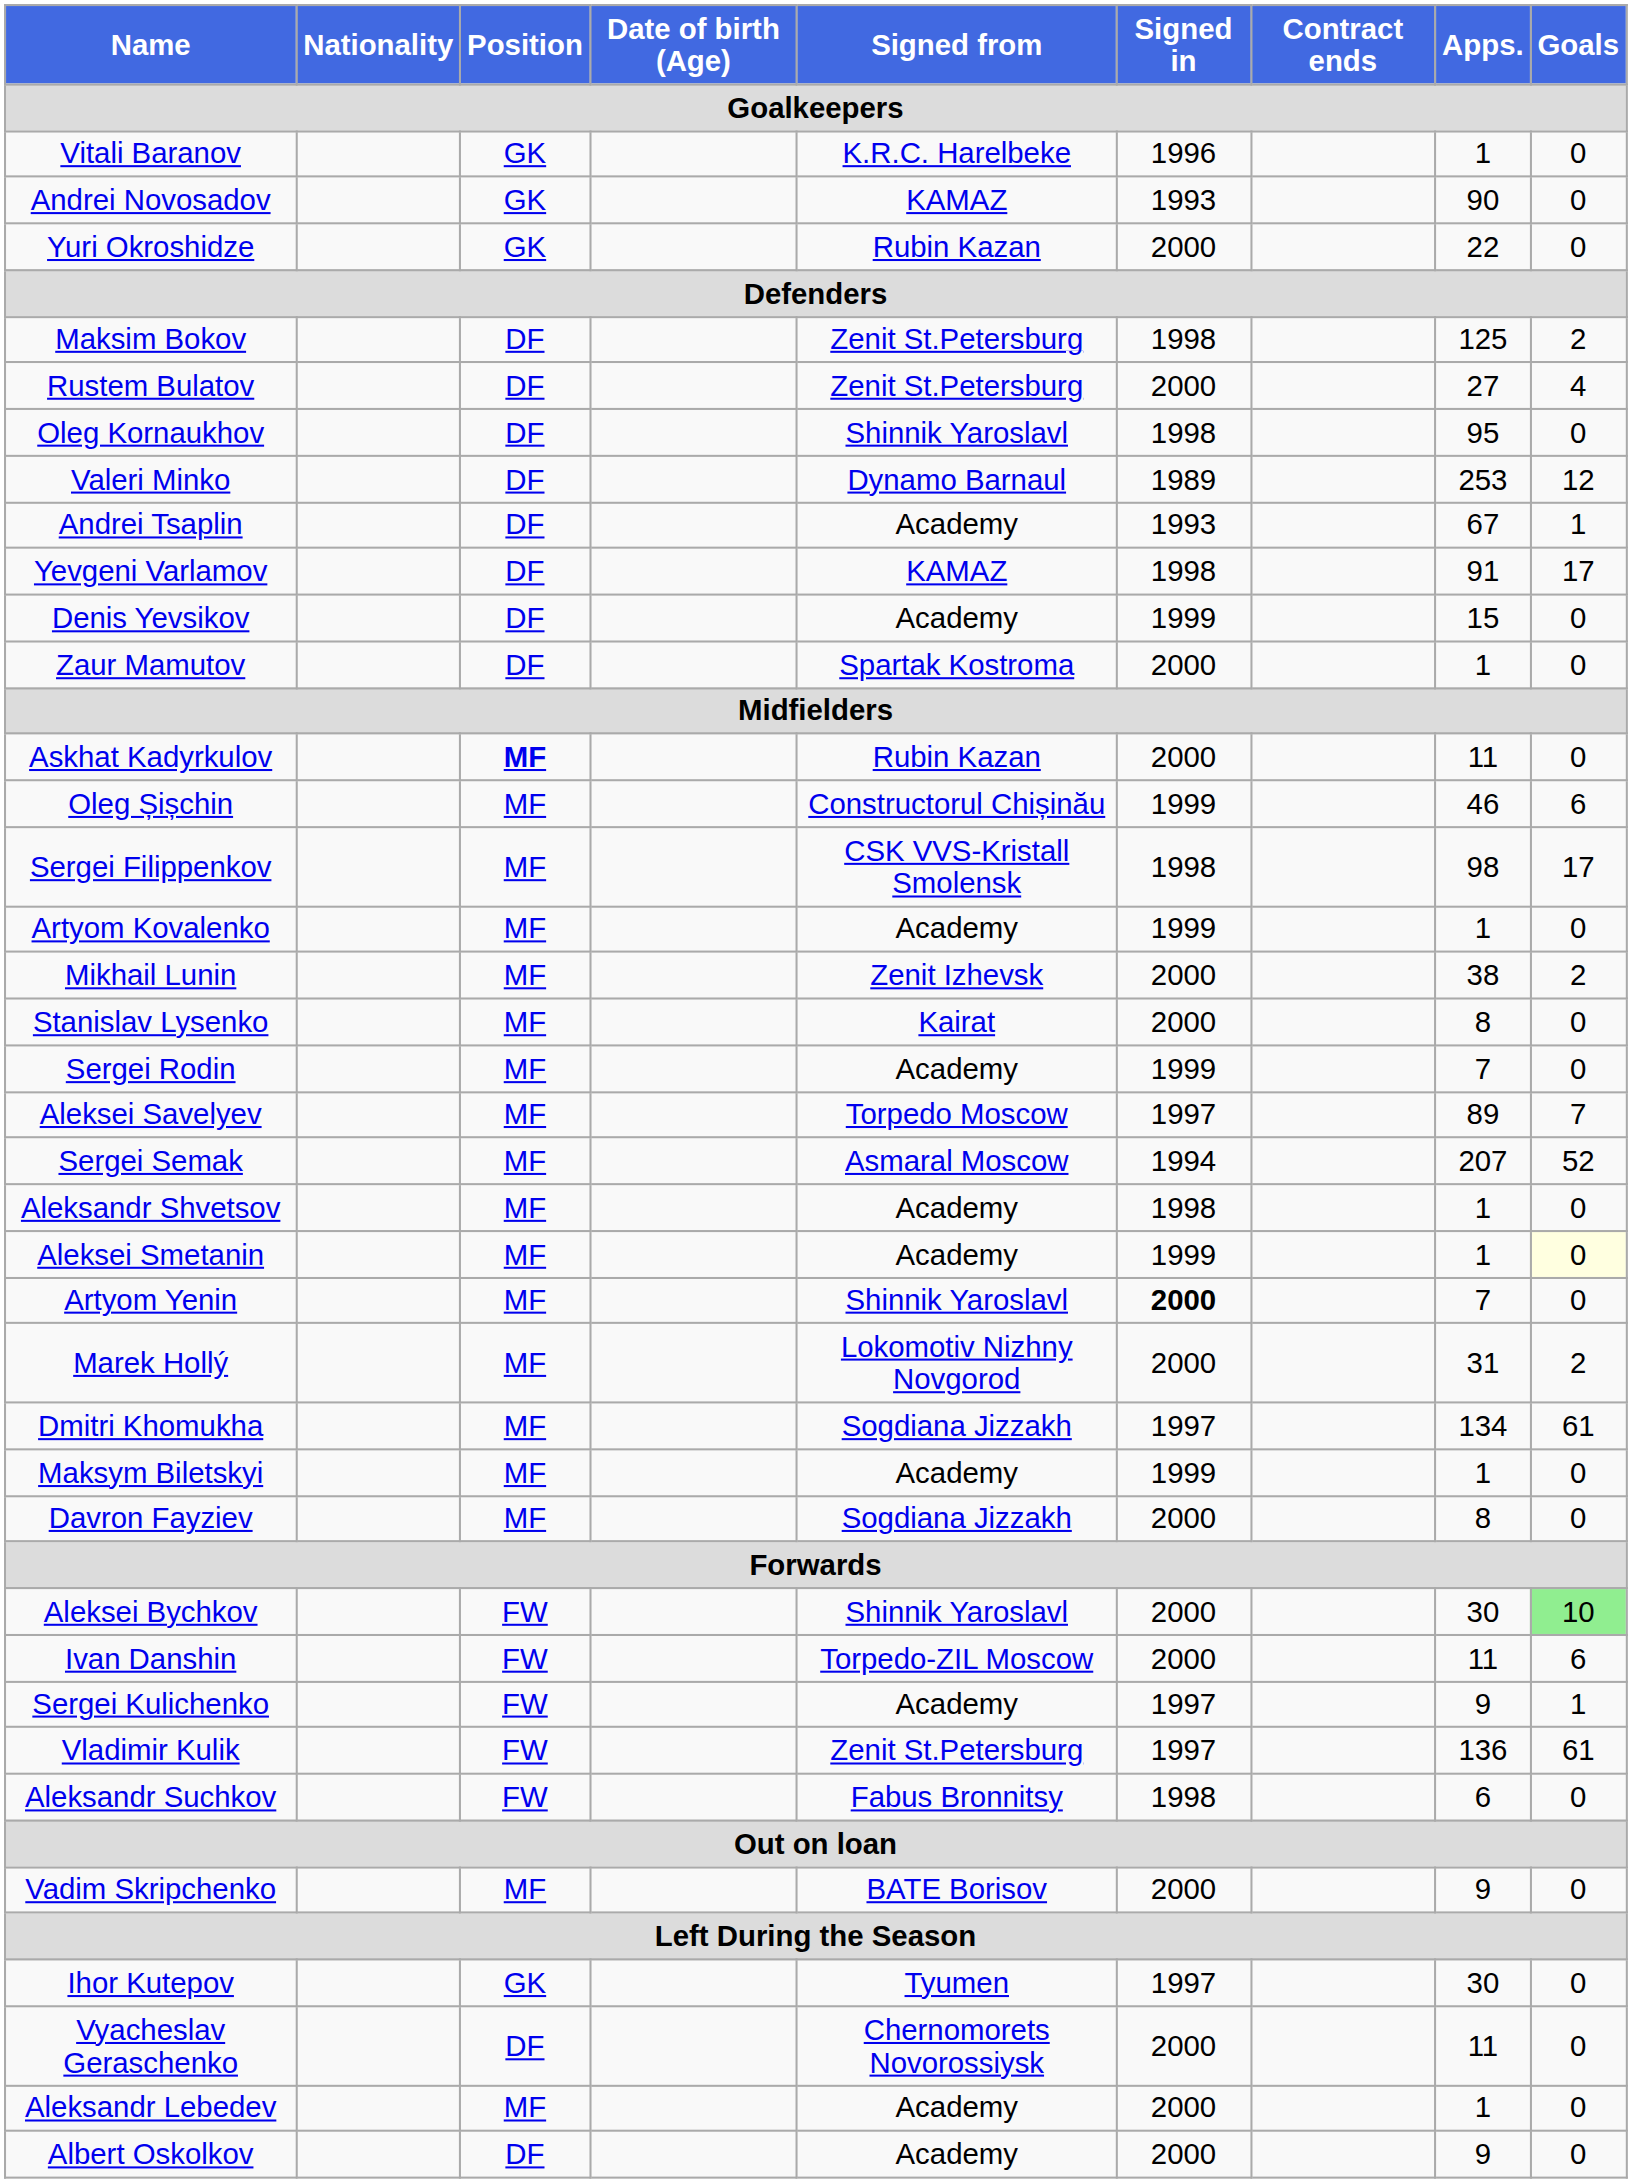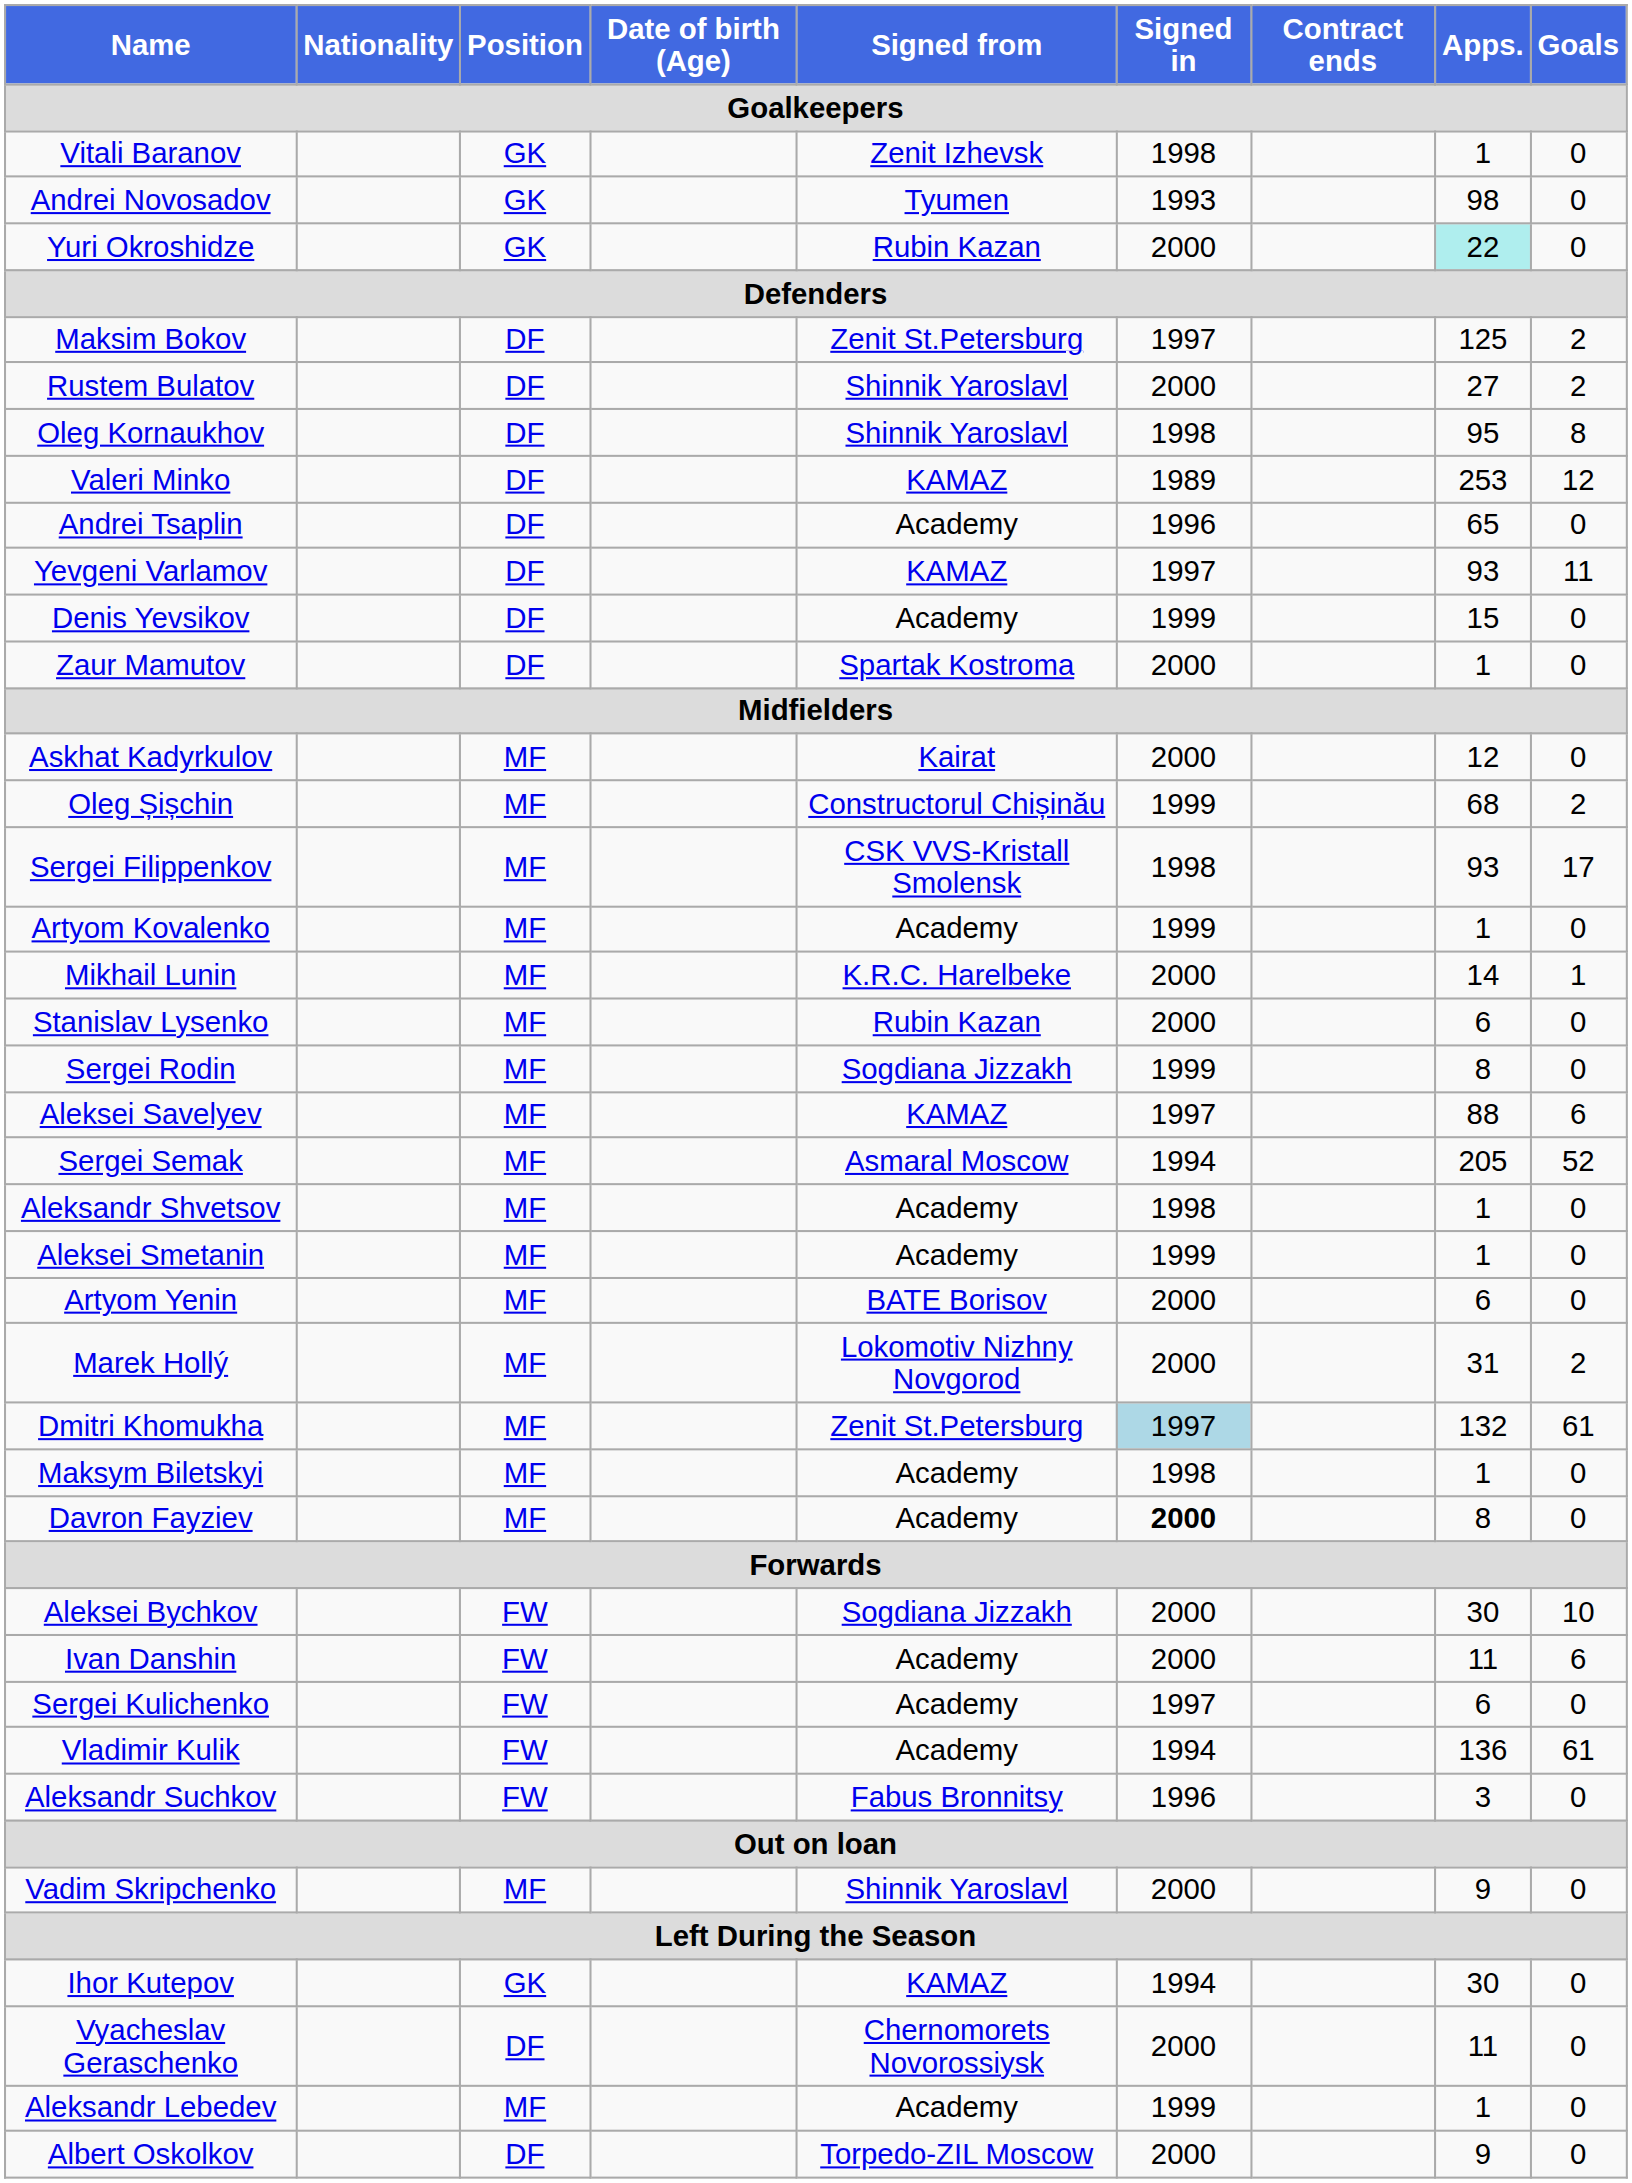(957, 154) K.R.C. Harelbeke -> (957, 154) Zenit Izhevsk
(1183, 154) 1996 -> (1183, 154) 1998
(957, 200) KAMAZ -> (957, 200) Tyumen
(1483, 200) 90 -> (1483, 200) 98
(1483, 247) no background -> (1483, 247) paleturquoise background
(1183, 340) 1998 -> (1183, 340) 1997
(957, 386) Zenit St.Petersburg -> (957, 386) Shinnik Yaroslavl
(1578, 386) 4 -> (1578, 386) 2
(1578, 433) 0 -> (1578, 433) 8
(957, 479) Dynamo Barnaul -> (957, 479) KAMAZ
(1183, 525) 1993 -> (1183, 525) 1996
(1483, 525) 67 -> (1483, 525) 65
(1578, 525) 1 -> (1578, 525) 0
(1183, 572) 1998 -> (1183, 572) 1997
(1483, 572) 91 -> (1483, 572) 93
(1578, 572) 17 -> (1578, 572) 11
(525, 757) bold -> (525, 757) normal
(957, 757) Rubin Kazan -> (957, 757) Kairat
(1483, 757) 11 -> (1483, 757) 12
(1483, 804) 46 -> (1483, 804) 68
(1578, 804) 6 -> (1578, 804) 2
(1483, 867) 98 -> (1483, 867) 93
(957, 976) Zenit Izhevsk -> (957, 976) K.R.C. Harelbeke
(1483, 976) 38 -> (1483, 976) 14
(1578, 976) 2 -> (1578, 976) 1
(957, 1022) Kairat -> (957, 1022) Rubin Kazan
(1483, 1022) 8 -> (1483, 1022) 6
(957, 1069) Academy -> (957, 1069) Sogdiana Jizzakh
(1483, 1069) 7 -> (1483, 1069) 8
(957, 1115) Torpedo Moscow -> (957, 1115) KAMAZ
(1483, 1115) 89 -> (1483, 1115) 88
(1578, 1115) 7 -> (1578, 1115) 6
(1483, 1161) 207 -> (1483, 1161) 205
(1578, 1254) lightyellow background -> (1578, 1254) no background
(957, 1301) Shinnik Yaroslavl -> (957, 1301) BATE Borisov
(1183, 1301) bold -> (1183, 1301) normal
(1483, 1301) 7 -> (1483, 1301) 6
(957, 1426) Sogdiana Jizzakh -> (957, 1426) Zenit St.Petersburg
(1183, 1426) no background -> (1183, 1426) lightblue background
(1483, 1426) 134 -> (1483, 1426) 132
(1183, 1472) 1999 -> (1183, 1472) 1998
(957, 1519) Sogdiana Jizzakh -> (957, 1519) Academy
(1183, 1519) normal -> (1183, 1519) bold
(957, 1612) Shinnik Yaroslavl -> (957, 1612) Sogdiana Jizzakh
(1578, 1612) lightgreen background -> (1578, 1612) no background
(957, 1658) Torpedo-ZIL Moscow -> (957, 1658) Academy
(1483, 1704) 9 -> (1483, 1704) 6
(1578, 1704) 1 -> (1578, 1704) 0
(957, 1751) Zenit St.Petersburg -> (957, 1751) Academy
(1183, 1751) 1997 -> (1183, 1751) 1994
(1183, 1797) 1998 -> (1183, 1797) 1996
(1483, 1797) 6 -> (1483, 1797) 3
(957, 1890) BATE Borisov -> (957, 1890) Shinnik Yaroslavl
(957, 1983) Tyumen -> (957, 1983) KAMAZ
(1183, 1983) 1997 -> (1183, 1983) 1994
(1183, 2108) 2000 -> (1183, 2108) 1999
(957, 2155) Academy -> (957, 2155) Torpedo-ZIL Moscow
